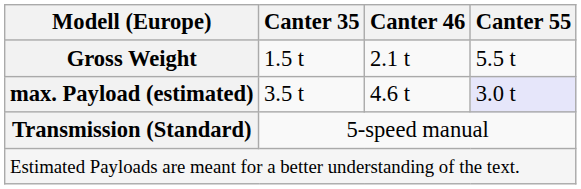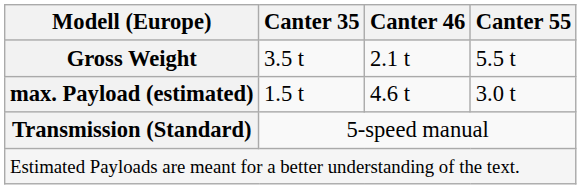(284, 58) 1.5 t -> (284, 58) 3.5 t
(284, 93) 3.5 t -> (284, 93) 1.5 t
(496, 93) lavender background -> (496, 93) no background
